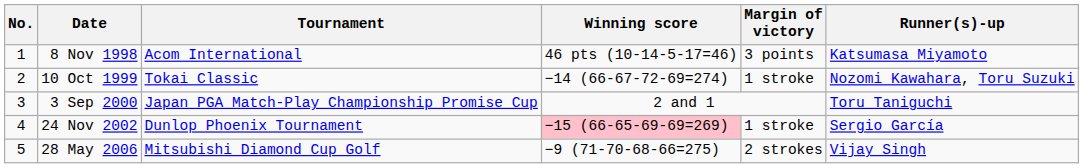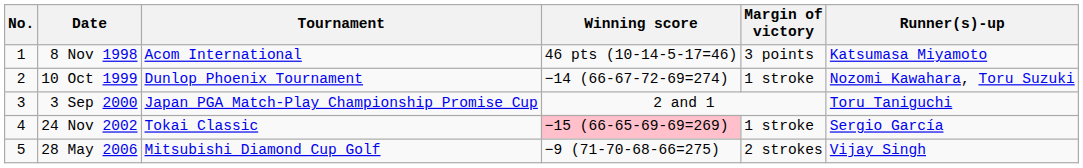(201, 80) Tokai Classic -> (254, 80) Dunlop Phoenix Tournament
(254, 127) Dunlop Phoenix Tournament -> (201, 127) Tokai Classic
